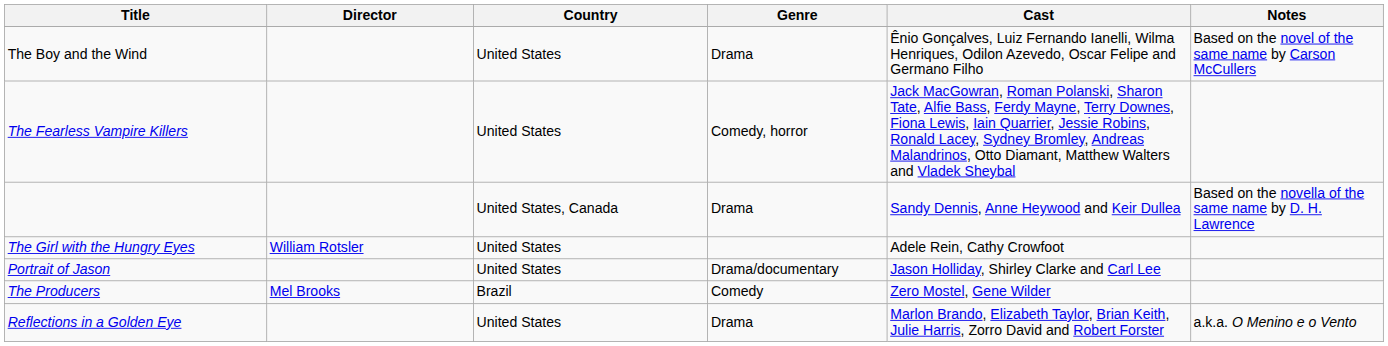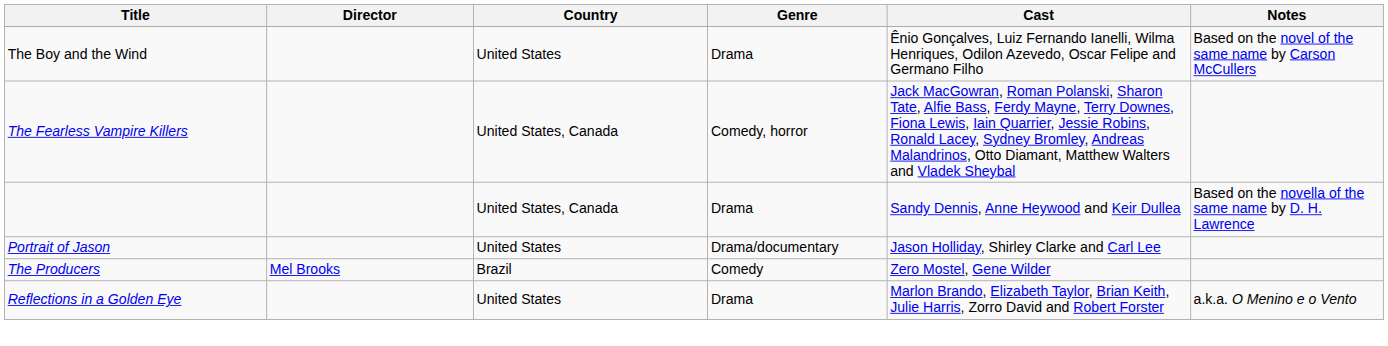(519, 131) United States -> (547, 131) United States, Canada
- row: (101, 247)
